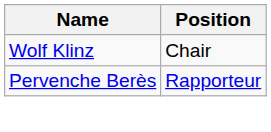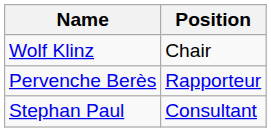+ row: (67, 111)
